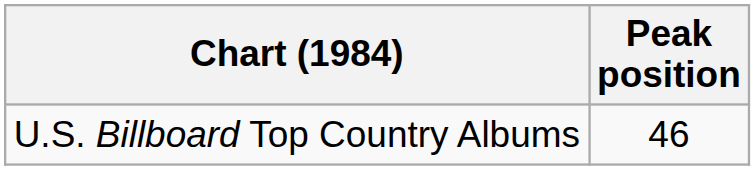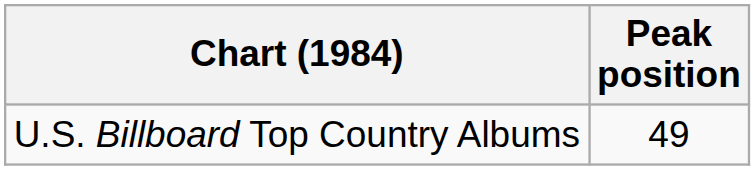(669, 134) 46 -> (669, 134) 49
